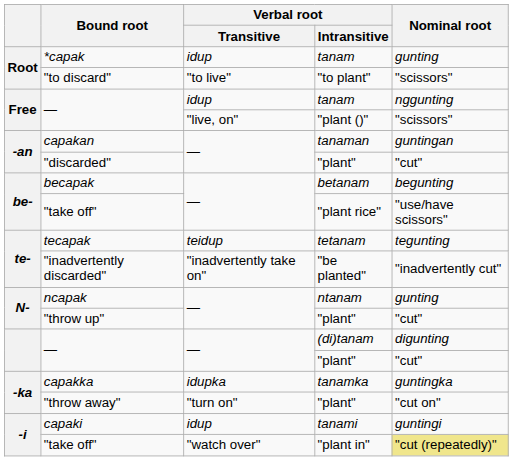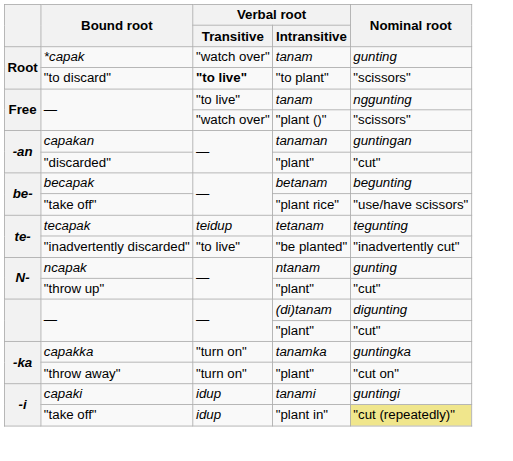(199, 57) idup -> (233, 57) "watch over"
(209, 78) normal -> (221, 78) bold
(199, 99) idup -> (218, 99) "to live"
(212, 120) "live, on" -> (233, 120) "watch over"
(241, 269) "inadvertently take on" -> (218, 246) "to live"
(206, 381) idupka -> (221, 352) "turn on"
(224, 445) "watch over" -> (209, 415) idup
